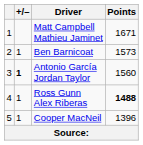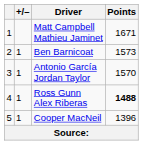(19, 73) bold -> (19, 73) normal
(126, 73) 1560 -> (126, 73) 1570
